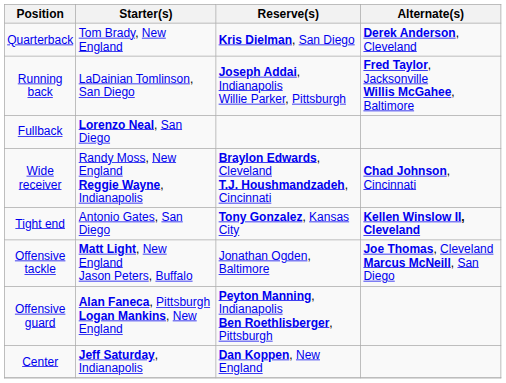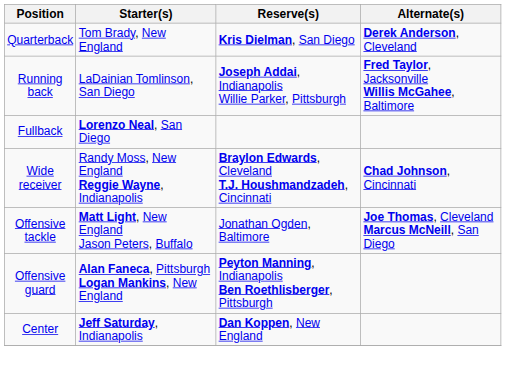- row: (40, 223)
